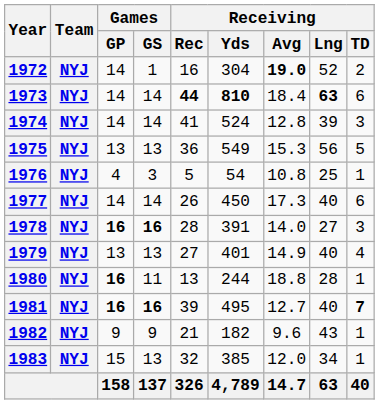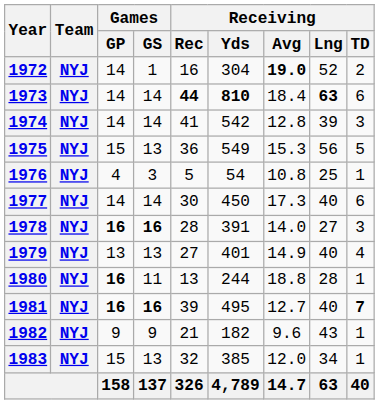(235, 123) 524 -> (235, 123) 542
(116, 149) 13 -> (116, 149) 15
(189, 202) 26 -> (189, 202) 30
